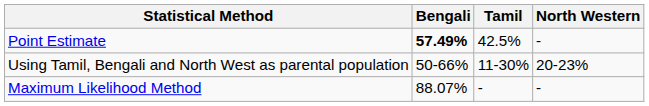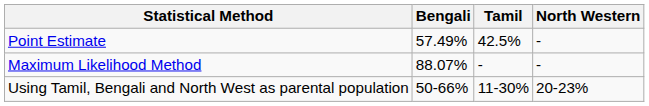(442, 40) bold -> (442, 40) normal
rows swapped: (105, 88) <-> (208, 64)
